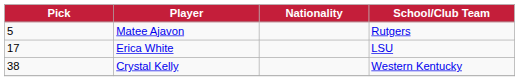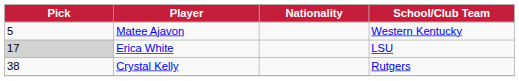(391, 31) Rutgers -> (417, 31) Western Kentucky
(13, 48) no background -> (13, 48) lightgrey background
(417, 66) Western Kentucky -> (391, 66) Rutgers
